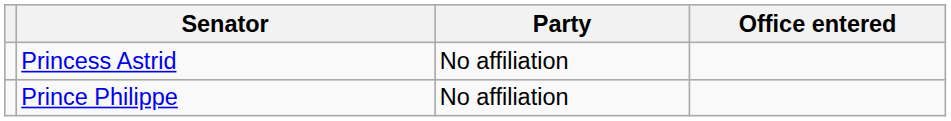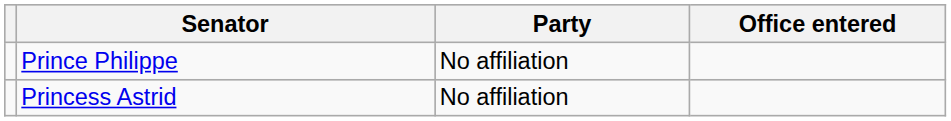rows swapped: (100, 98) <-> (99, 61)
